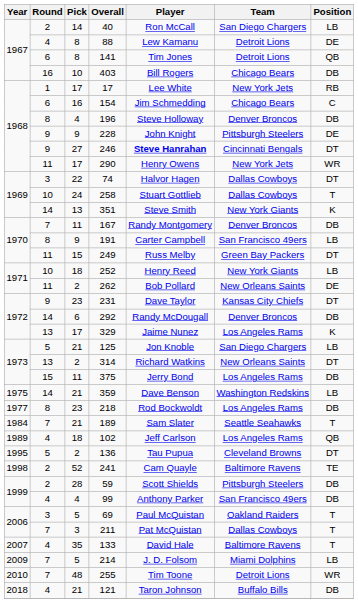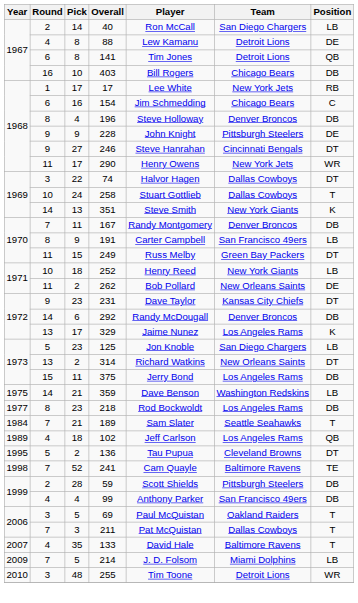(170, 149) bold -> (170, 149) normal
(77, 347) 21 -> (77, 347) 23
(47, 468) 2 -> (47, 468) 7
(47, 575) 7 -> (47, 575) 3
- row: (108, 590)
